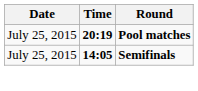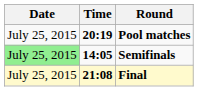(42, 55) no background -> (42, 55) lightgreen background
+ row: (133, 75)
